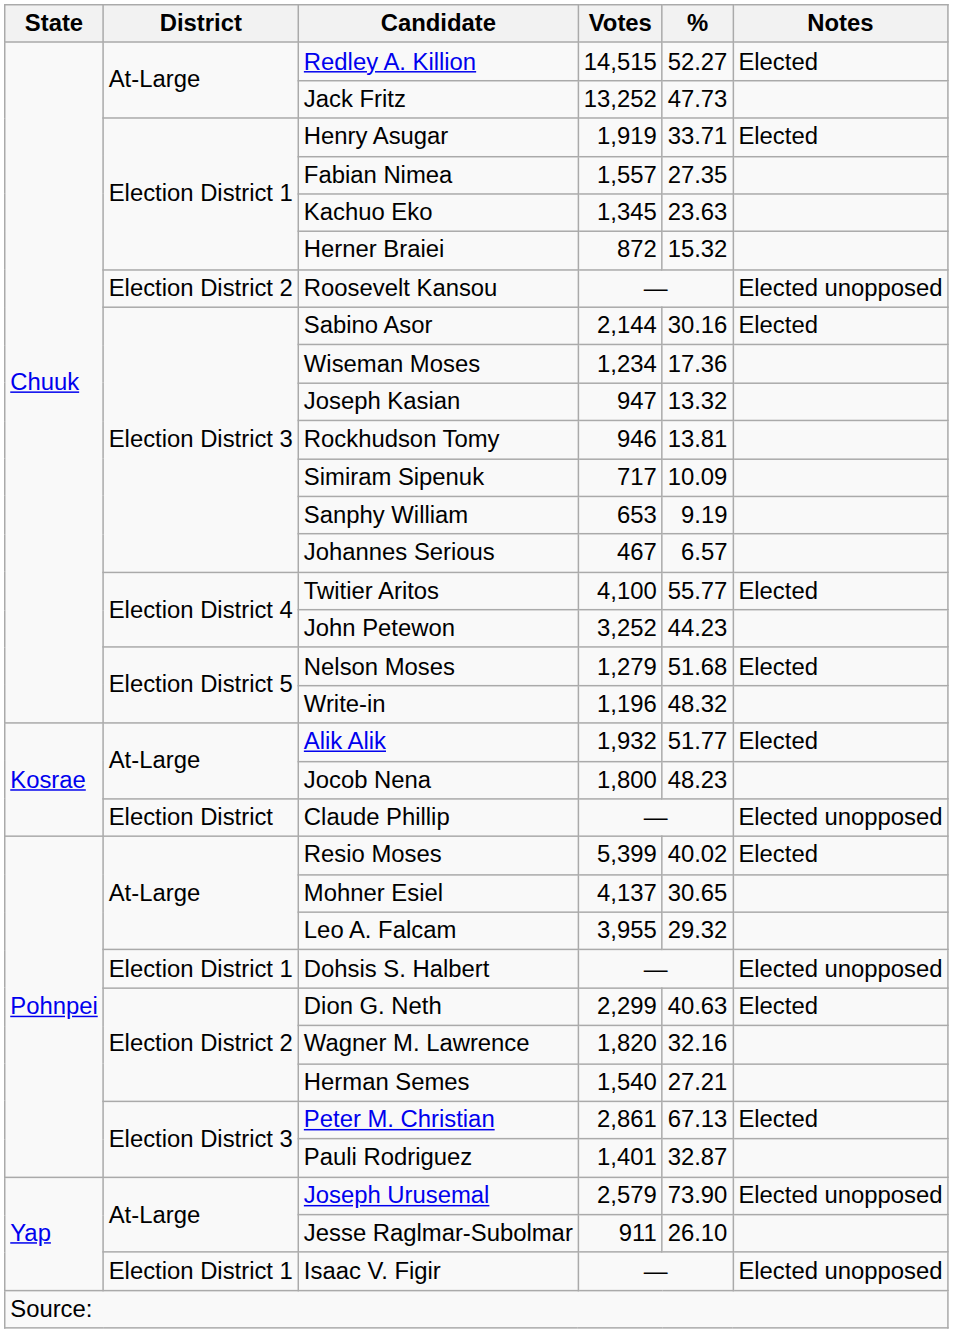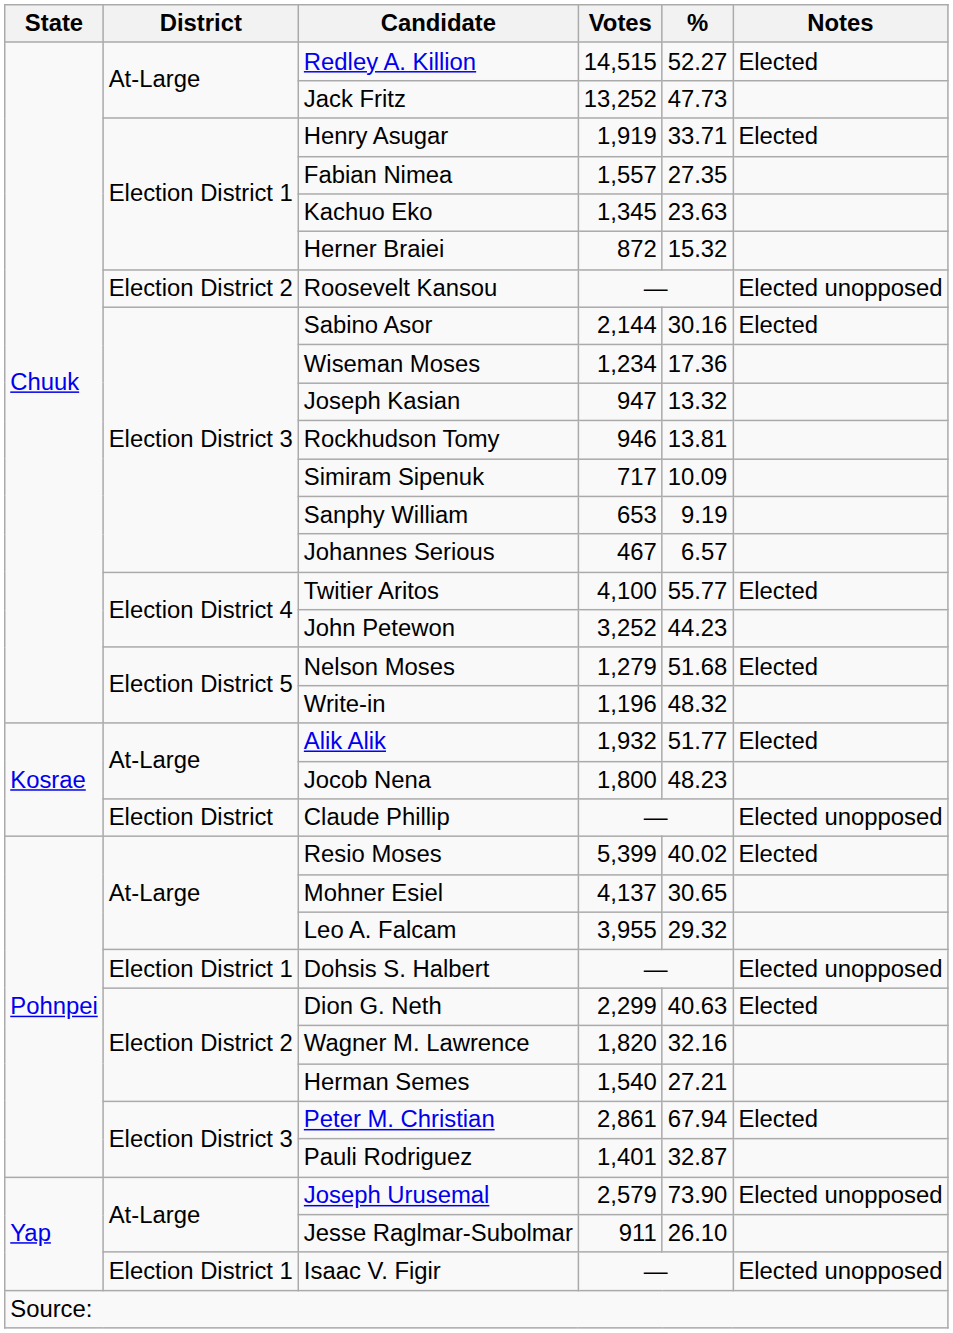(698, 1119) 67.13 -> (698, 1119) 67.94
